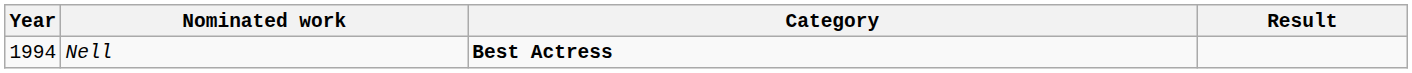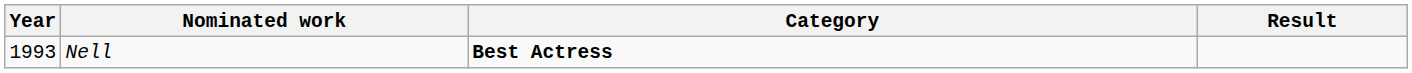(33, 52) 1994 -> (33, 52) 1993
